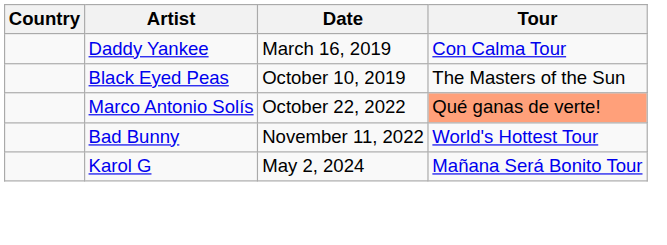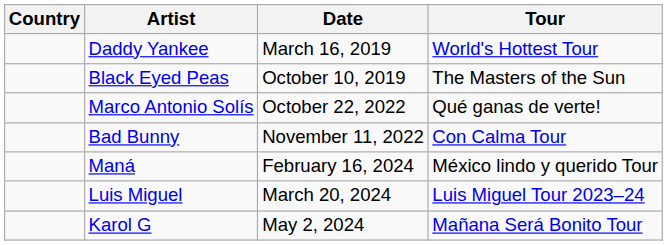(499, 48) Con Calma Tour -> (515, 48) World's Hottest Tour
(516, 107) lightsalmon background -> (516, 107) no background
(515, 136) World's Hottest Tour -> (499, 136) Con Calma Tour
+ row: (112, 166)
+ row: (135, 195)
